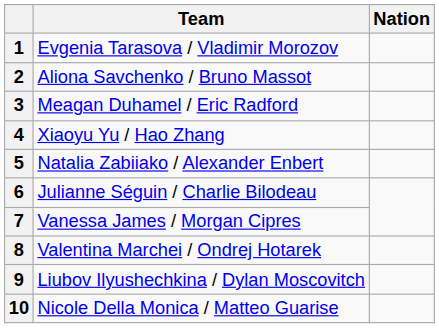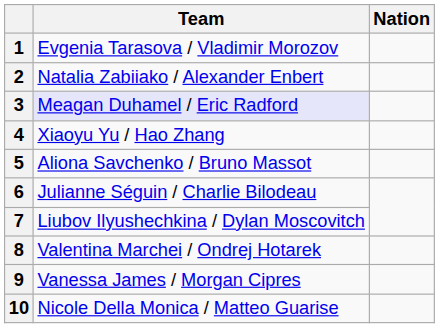(174, 76) Aliona Savchenko / Bruno Massot -> (180, 76) Natalia Zabiiako / Alexander Enbert
(168, 105) no background -> (168, 105) lavender background
(180, 163) Natalia Zabiiako / Alexander Enbert -> (174, 163) Aliona Savchenko / Bruno Massot
(169, 221) Vanessa James / Morgan Cipres -> (201, 221) Liubov Ilyushechkina / Dylan Moscovitch
(201, 279) Liubov Ilyushechkina / Dylan Moscovitch -> (169, 279) Vanessa James / Morgan Cipres
